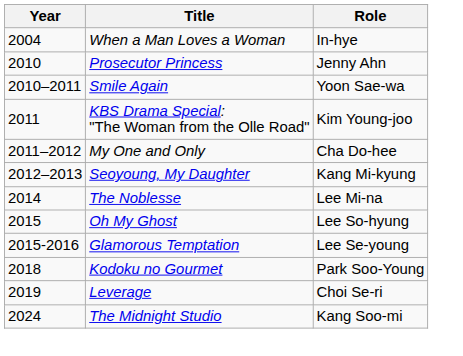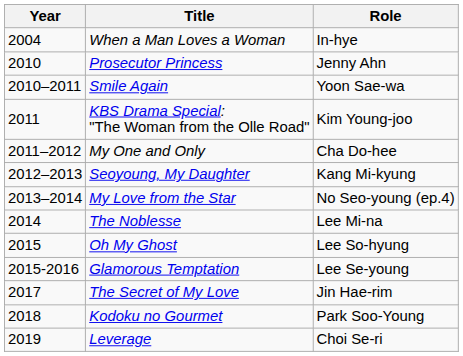+ row: (162, 198)
+ row: (164, 292)
- row: (155, 316)
